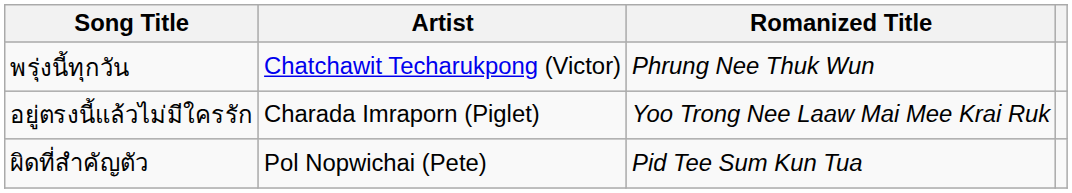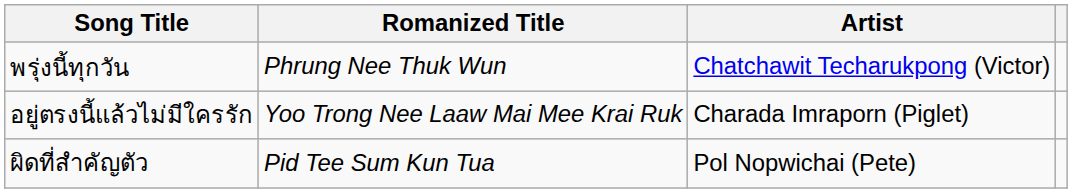columns swapped: (841, 23) <-> (443, 23)
